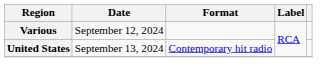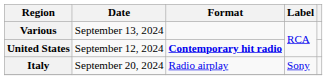(119, 30) September 12, 2024 -> (119, 30) September 13, 2024
(119, 48) September 13, 2024 -> (119, 48) September 12, 2024
(220, 48) normal -> (225, 48) bold
+ row: (38, 65)
